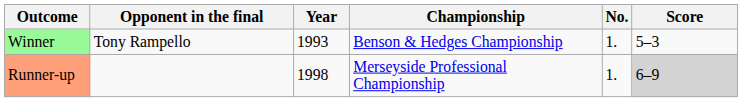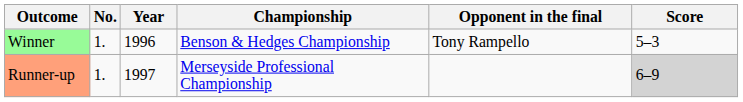columns swapped: (617, 16) <-> (192, 16)
(313, 41) 1993 -> (140, 41) 1996
(313, 75) 1998 -> (140, 75) 1997
